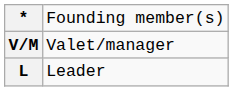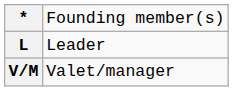rows swapped: (23, 72) <-> (23, 45)
